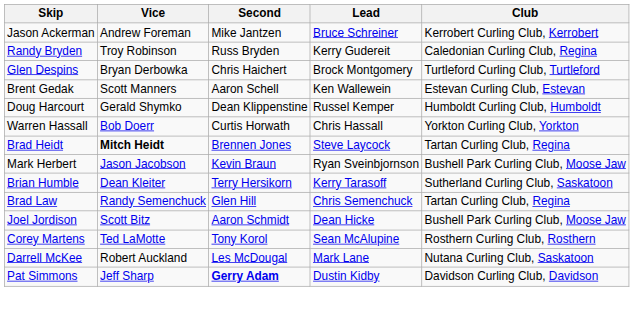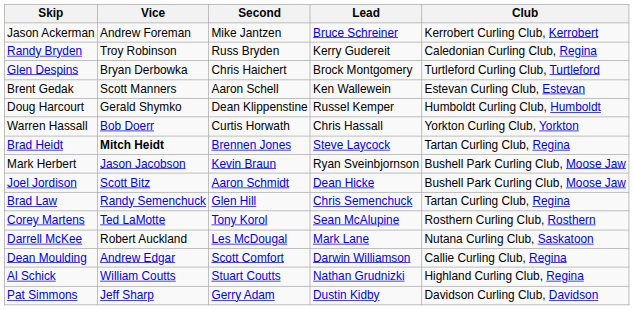- row: (43, 182)
rows swapped: (42, 220) <-> (32, 201)
+ row: (47, 257)
+ row: (31, 276)
(245, 276) bold -> (243, 295) normal
